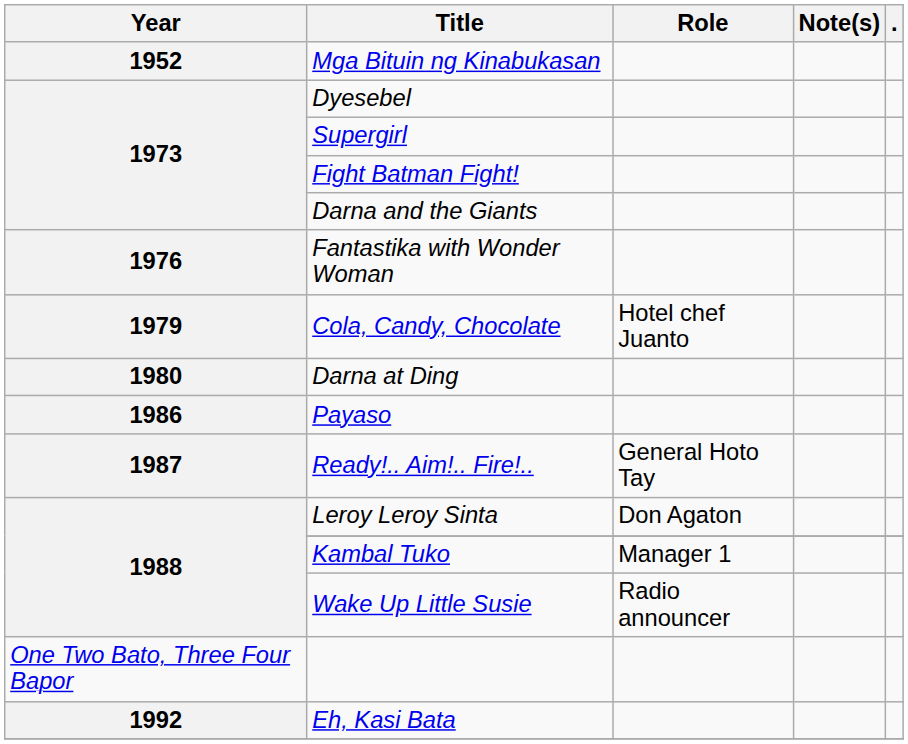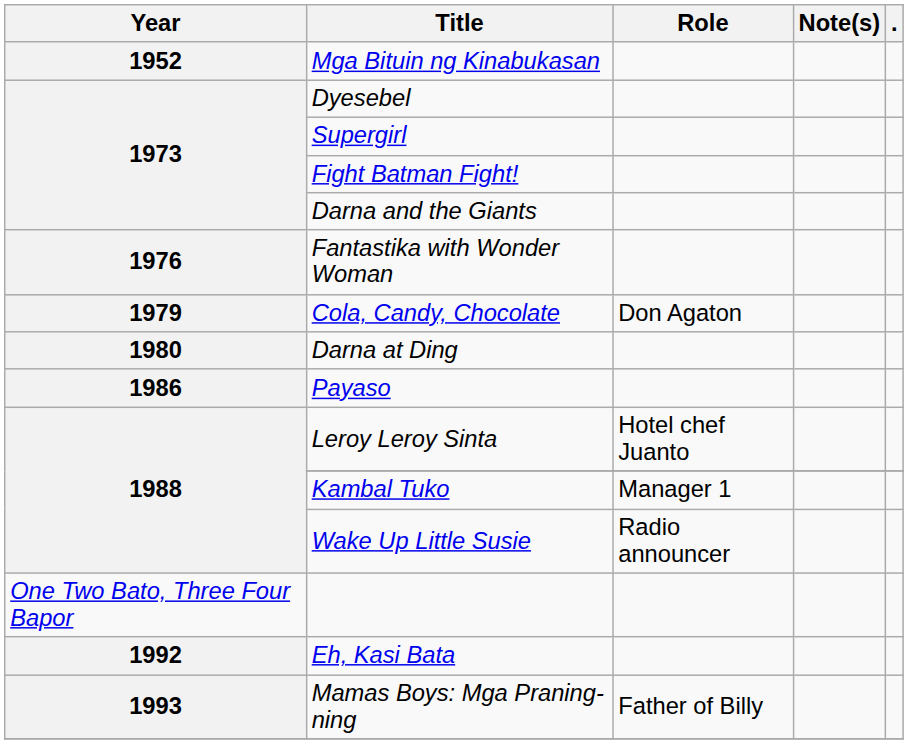(671, 326) Hotel chef Juanto -> (680, 312) Don Agaton
- row: (156, 465)
(680, 516) Don Agaton -> (672, 438) Hotel chef Juanto
+ row: (155, 706)
